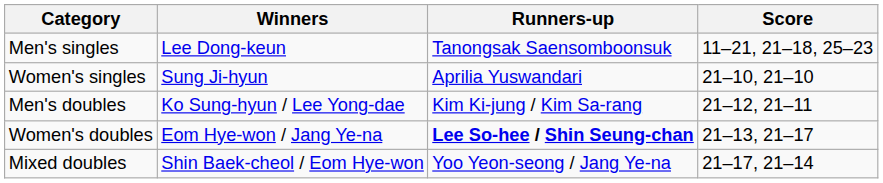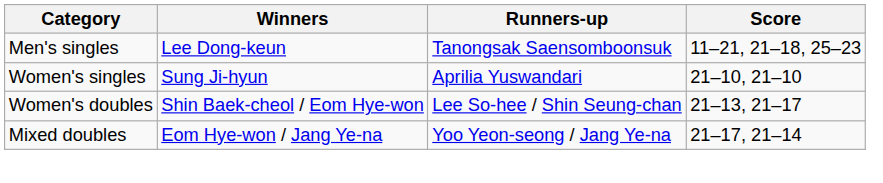- row: (67, 105)
(272, 134) Eom Hye-won / Jang Ye-na -> (293, 105) Shin Baek-cheol / Eom Hye-won
(563, 134) bold -> (557, 105) normal
(293, 163) Shin Baek-cheol / Eom Hye-won -> (272, 134) Eom Hye-won / Jang Ye-na
